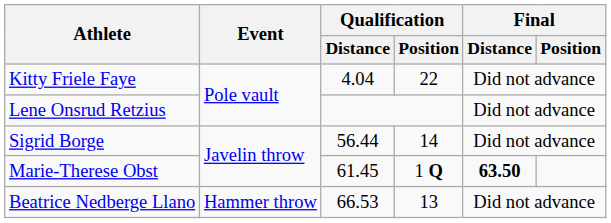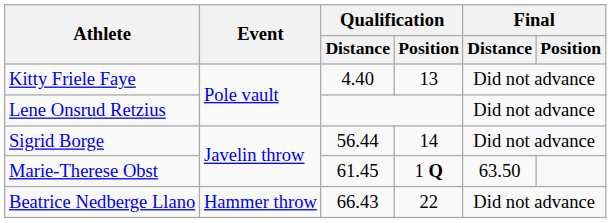(358, 79) 4.04 -> (358, 79) 4.40
(429, 79) 22 -> (429, 79) 13
(500, 171) bold -> (500, 171) normal
(358, 202) 66.53 -> (358, 202) 66.43
(429, 202) 13 -> (429, 202) 22
